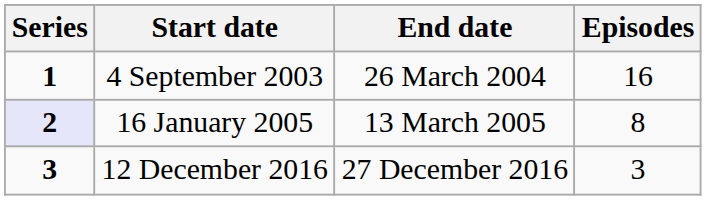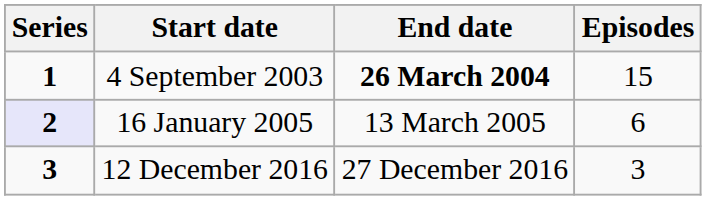(455, 75) normal -> (455, 75) bold
(638, 75) 16 -> (638, 75) 15
(638, 122) 8 -> (638, 122) 6
